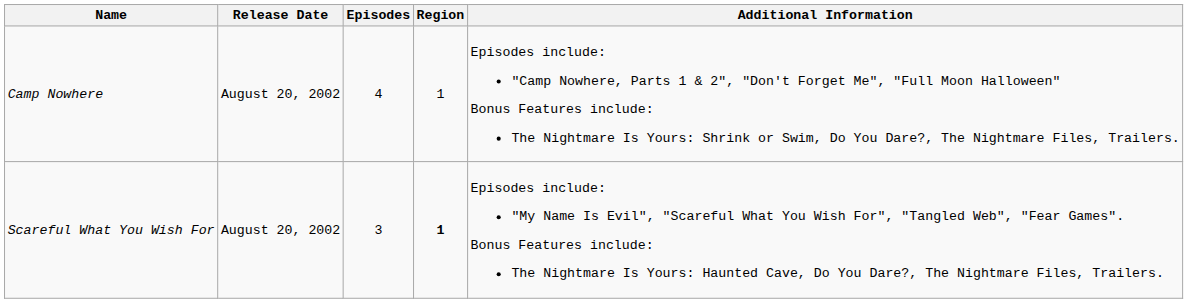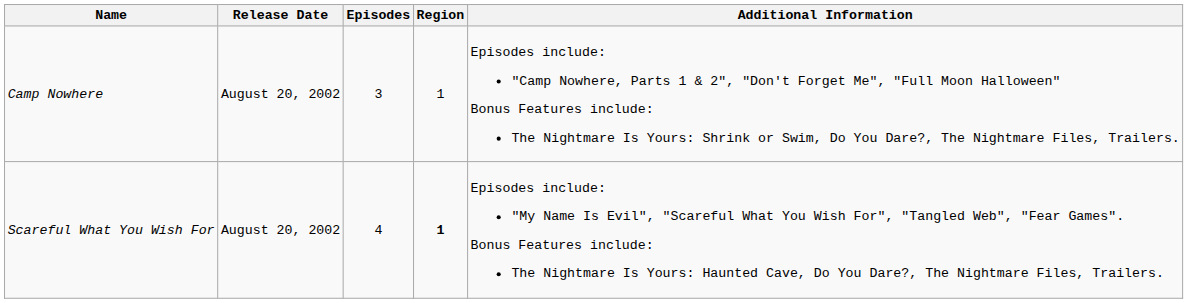(378, 94) 4 -> (378, 94) 3
(378, 230) 3 -> (378, 230) 4
